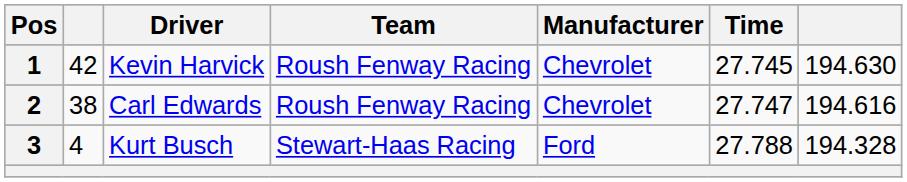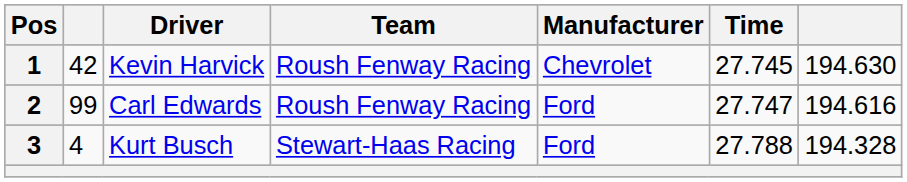(83, 105) 38 -> (83, 105) 99
(597, 105) Chevrolet -> (569, 105) Ford
